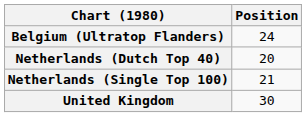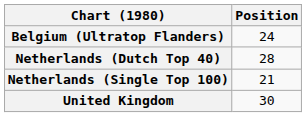(267, 58) 20 -> (267, 58) 28
